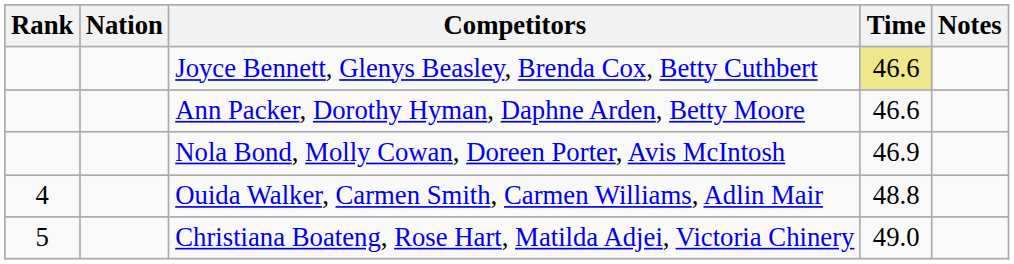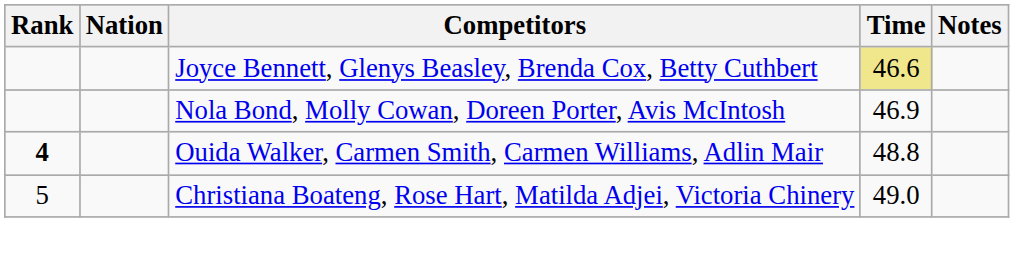- row: (490, 110)
(42, 195) normal -> (42, 152) bold
